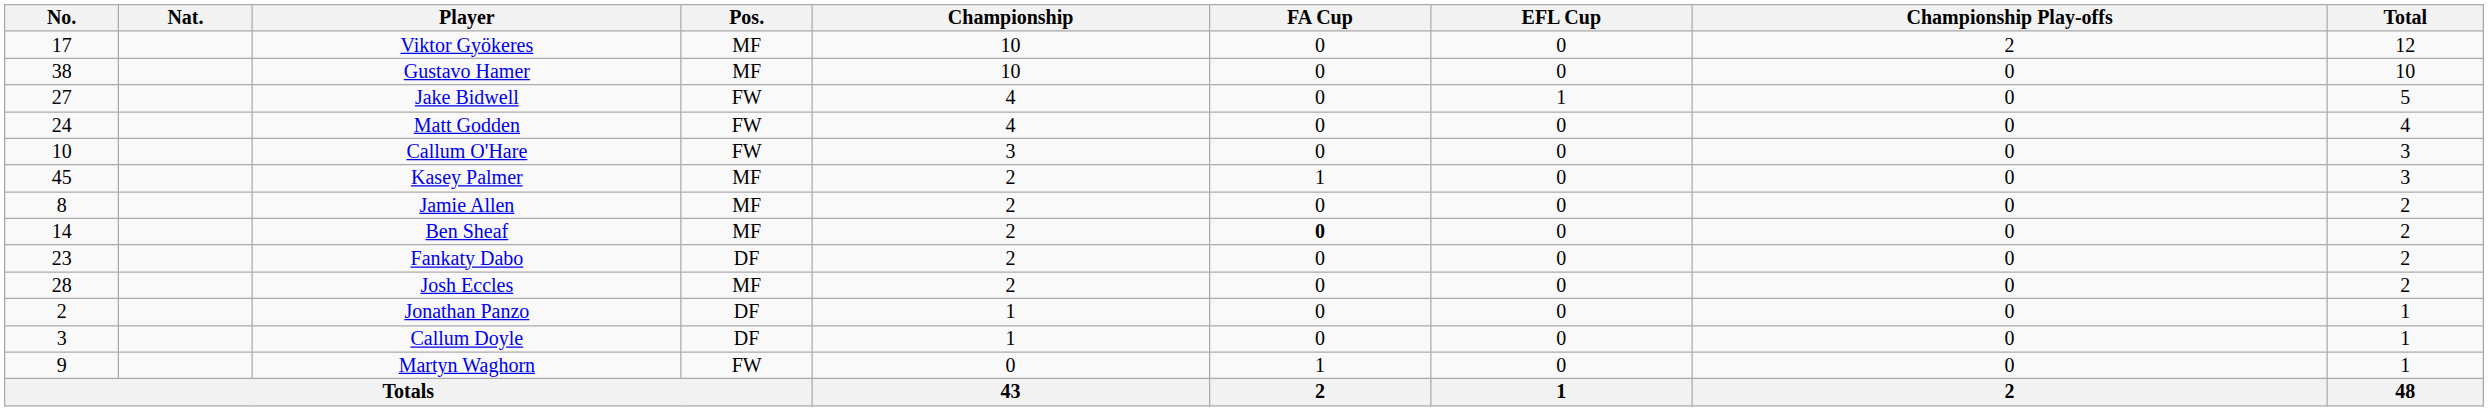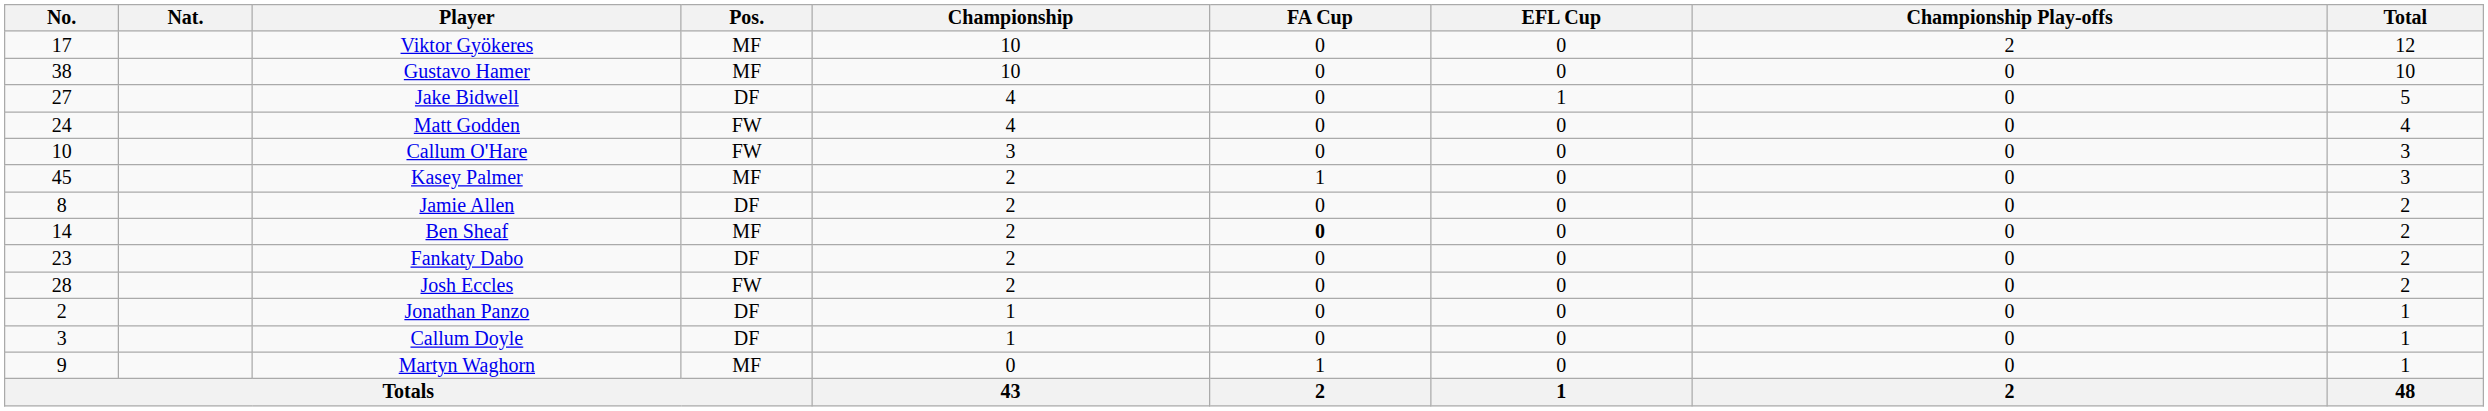(747, 98) FW -> (747, 98) DF
(747, 204) MF -> (747, 204) DF
(747, 285) MF -> (747, 285) FW
(747, 365) FW -> (747, 365) MF
